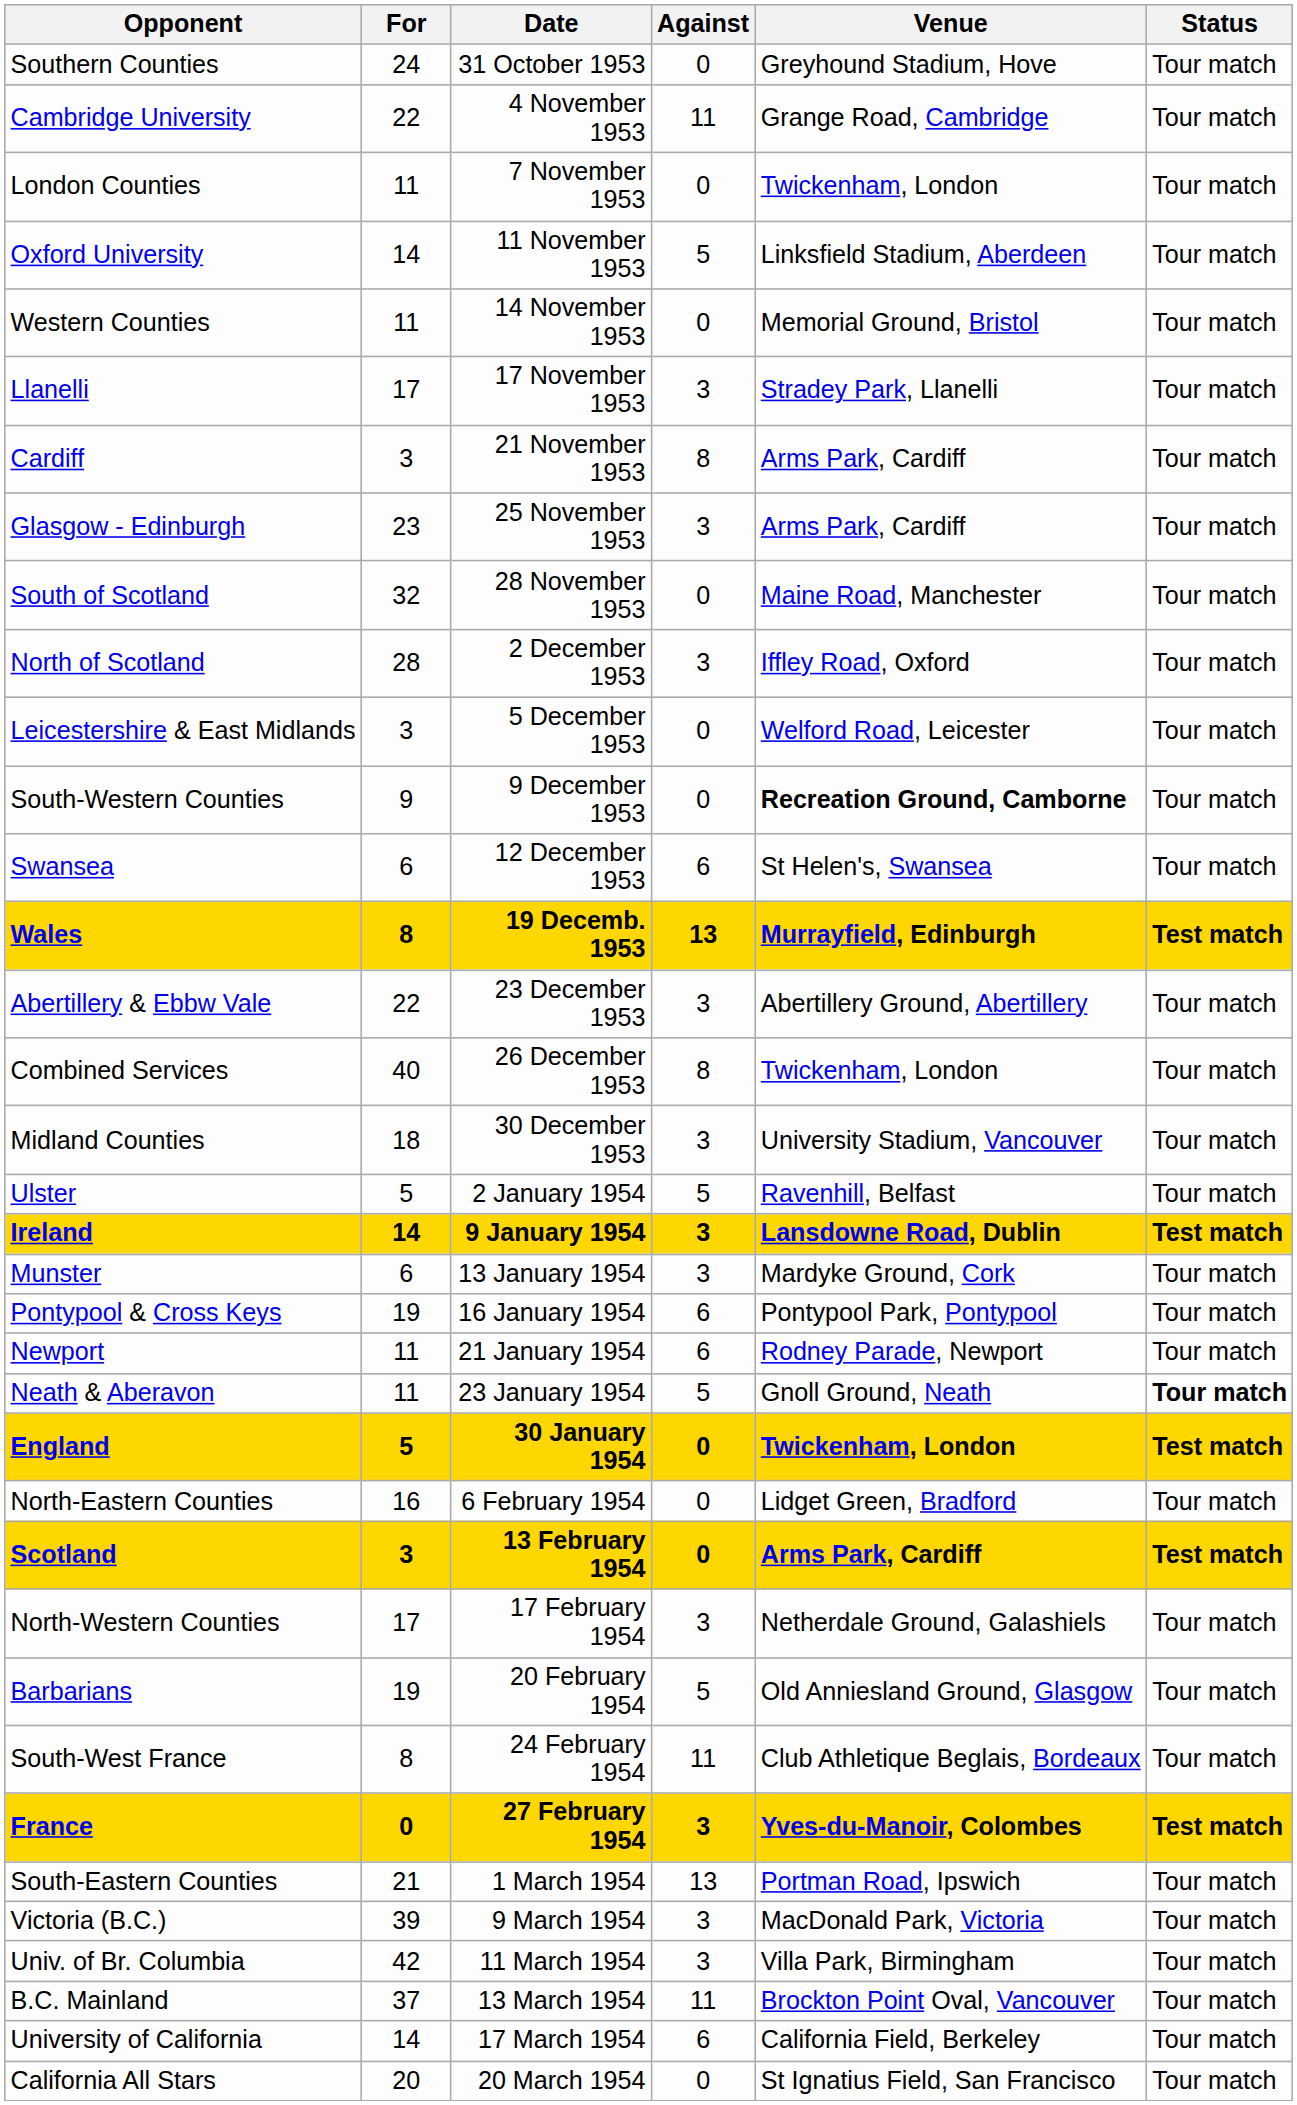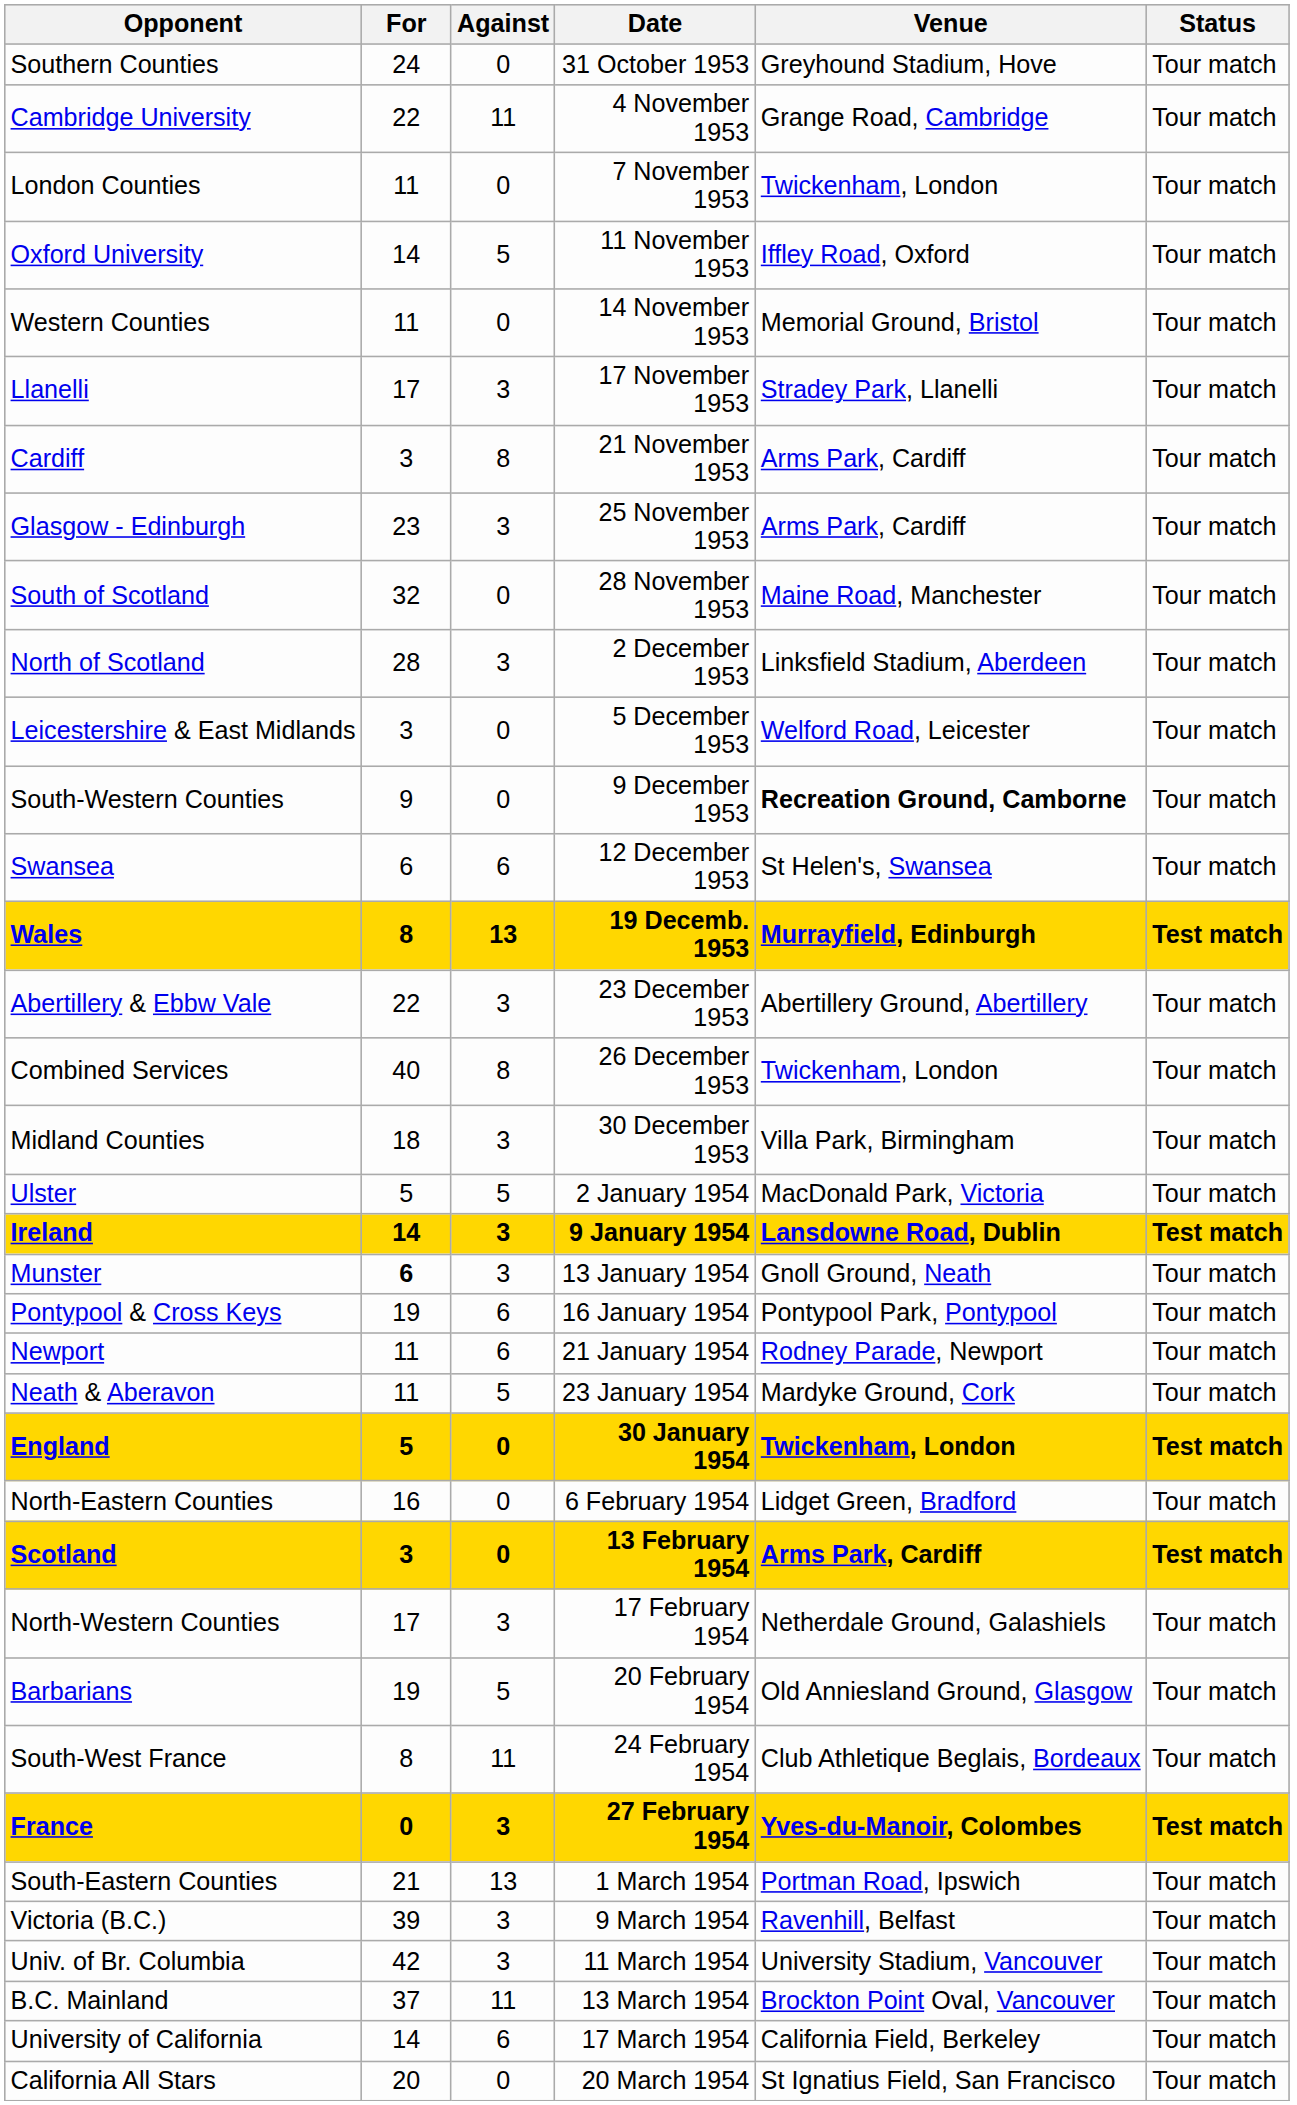columns swapped: (703, 24) <-> (551, 24)
(923, 254) Linksfield Stadium, Aberdeen -> (865, 254) Iffley Road, Oxford
(865, 663) Iffley Road, Oxford -> (923, 663) Linksfield Stadium, Aberdeen
(932, 1139) University Stadium, Vancouver -> (888, 1139) Villa Park, Birmingham
(858, 1193) Ravenhill, Belfast -> (902, 1193) MacDonald Park, Victoria
(406, 1273) normal -> (406, 1273) bold
(888, 1273) Mardyke Ground, Cork -> (876, 1273) Gnoll Ground, Neath
(876, 1392) Gnoll Ground, Neath -> (888, 1392) Mardyke Ground, Cork
(1220, 1392) bold -> (1214, 1392) normal
(902, 1920) MacDonald Park, Victoria -> (858, 1920) Ravenhill, Belfast
(888, 1960) Villa Park, Birmingham -> (932, 1960) University Stadium, Vancouver
